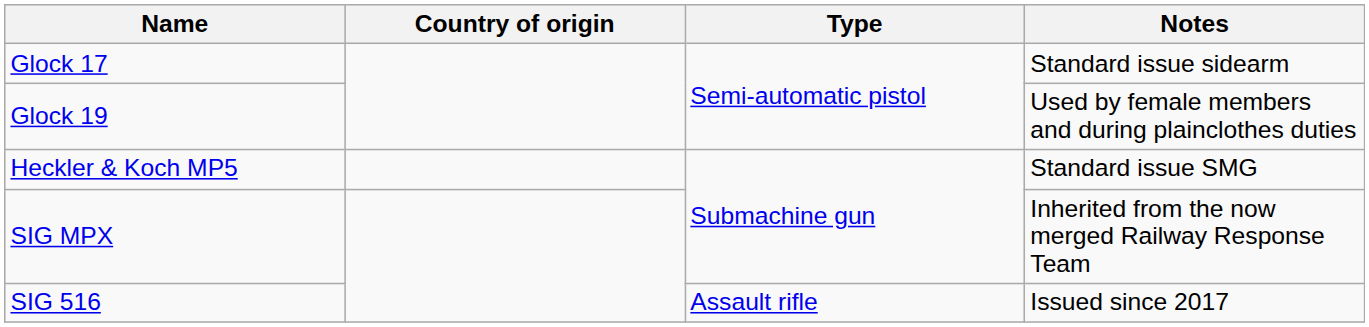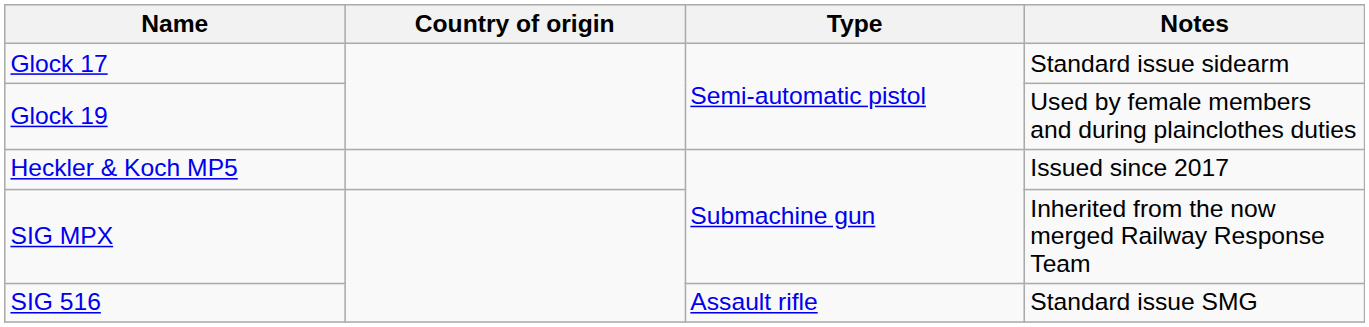(1144, 168) Standard issue SMG -> (1130, 168) Issued since 2017
(1130, 302) Issued since 2017 -> (1144, 302) Standard issue SMG
